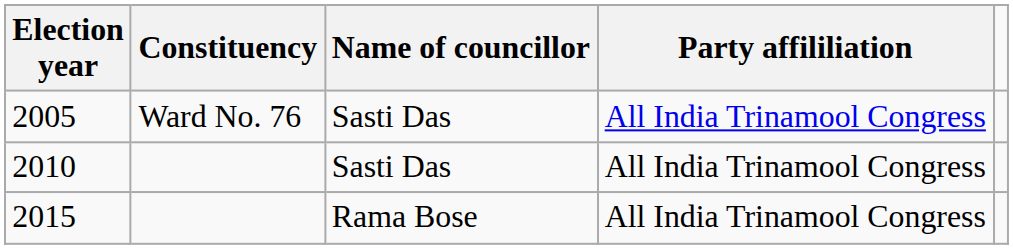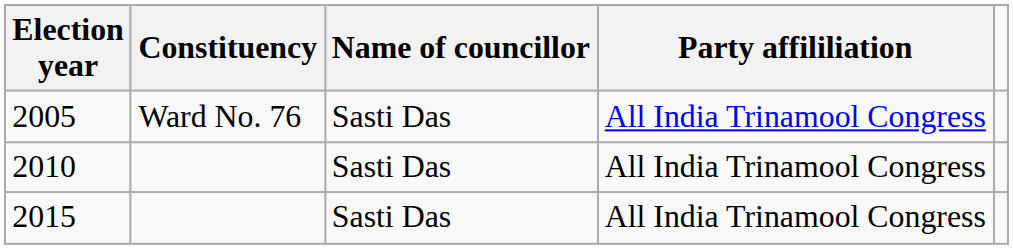(405, 217) Rama Bose -> (391, 217) Sasti Das
